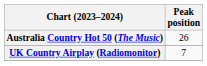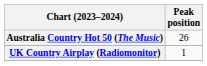(184, 53) 7 -> (184, 53) 1
